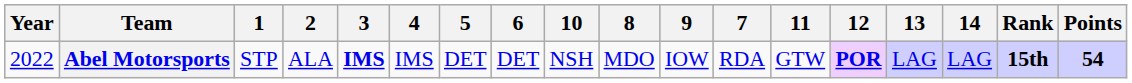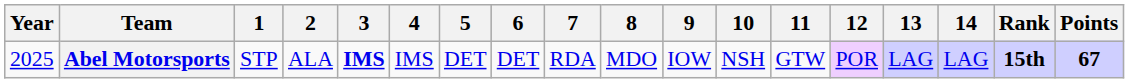columns swapped: (742, 22) <-> (571, 22)
(32, 59) 2022 -> (32, 59) 2025
(859, 59) bold -> (857, 59) normal
(1093, 59) 54 -> (1089, 59) 67
